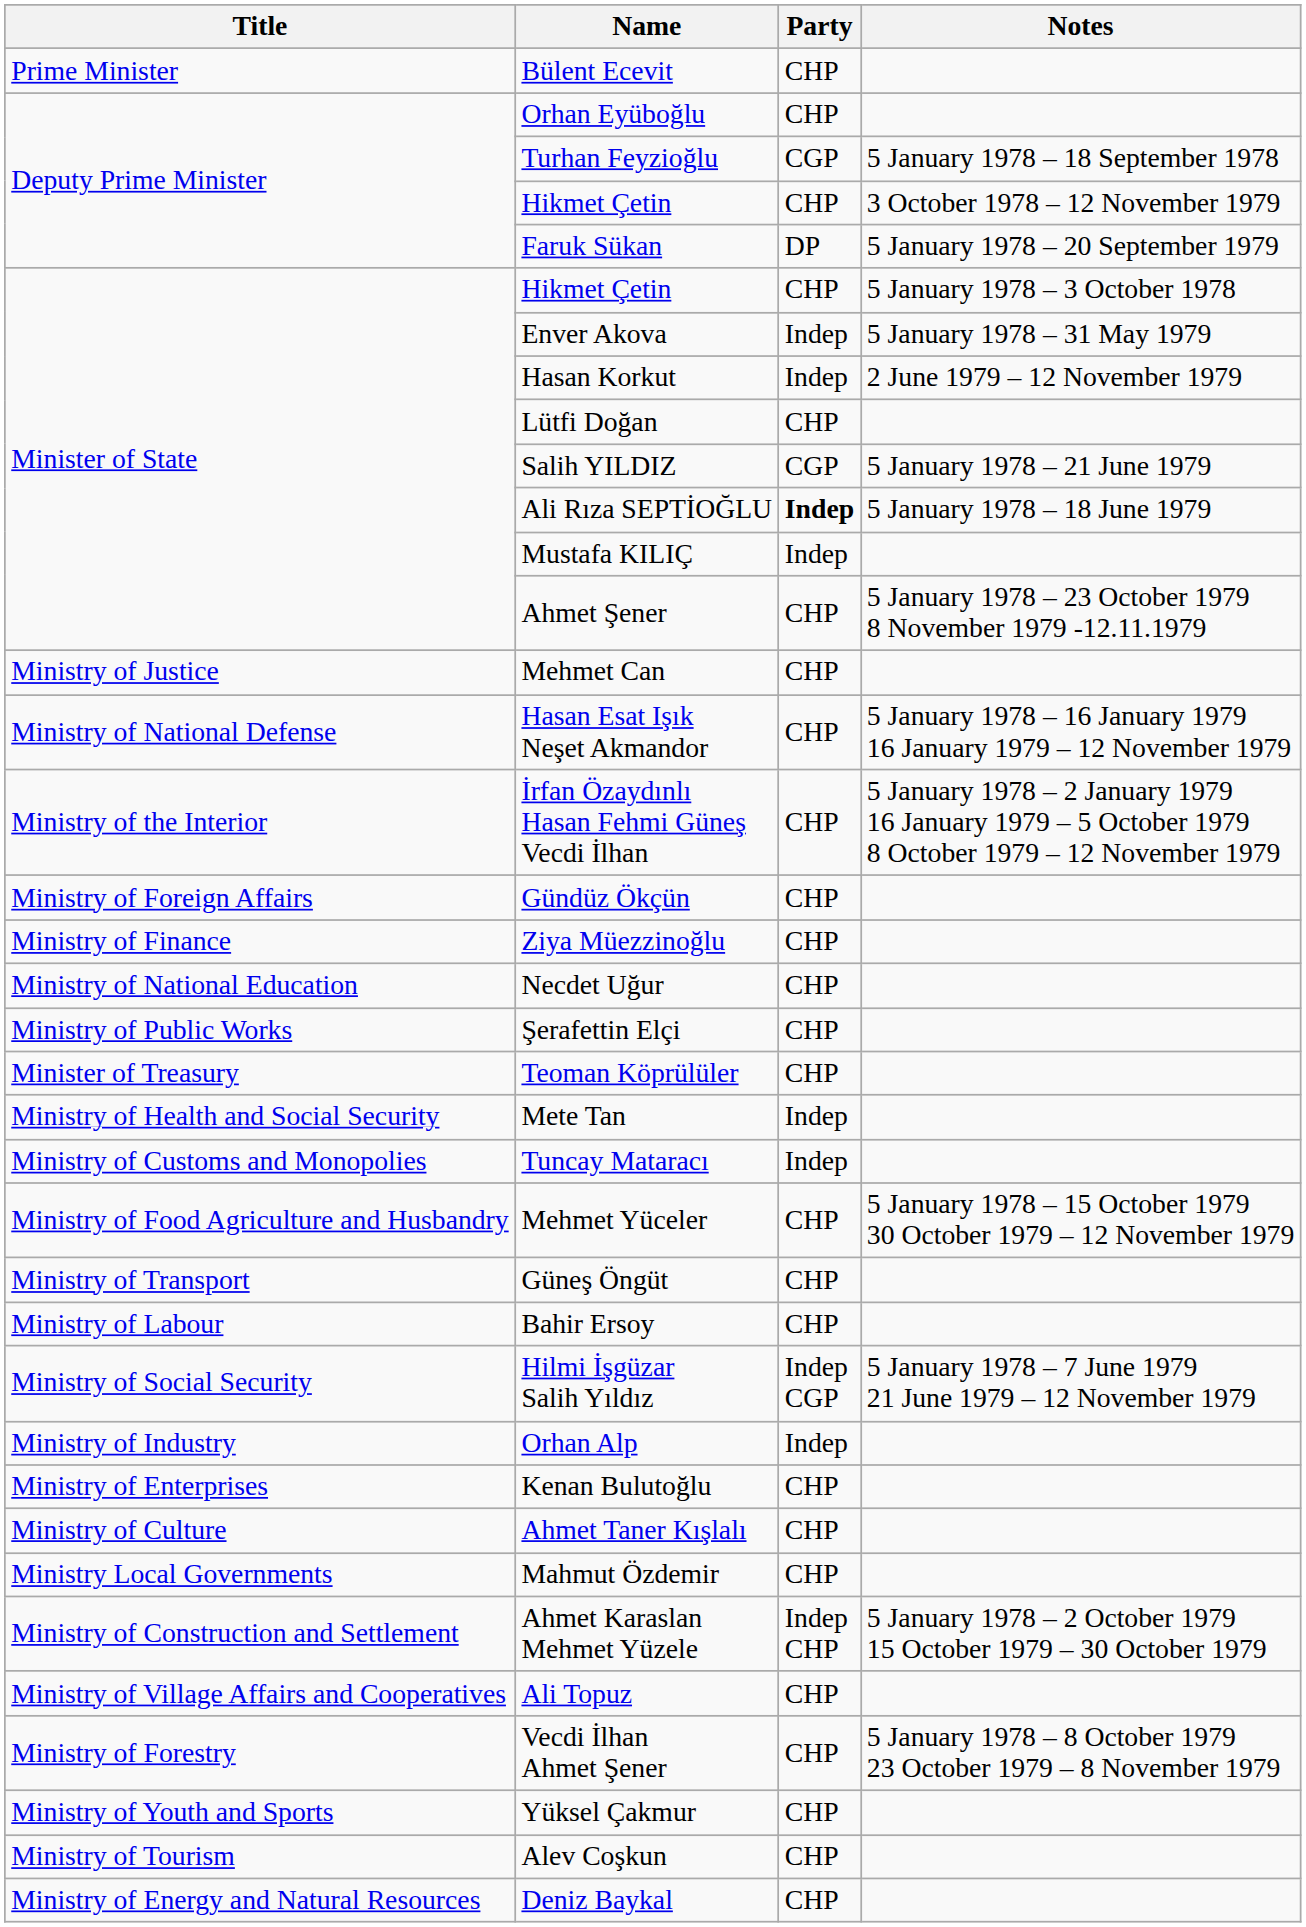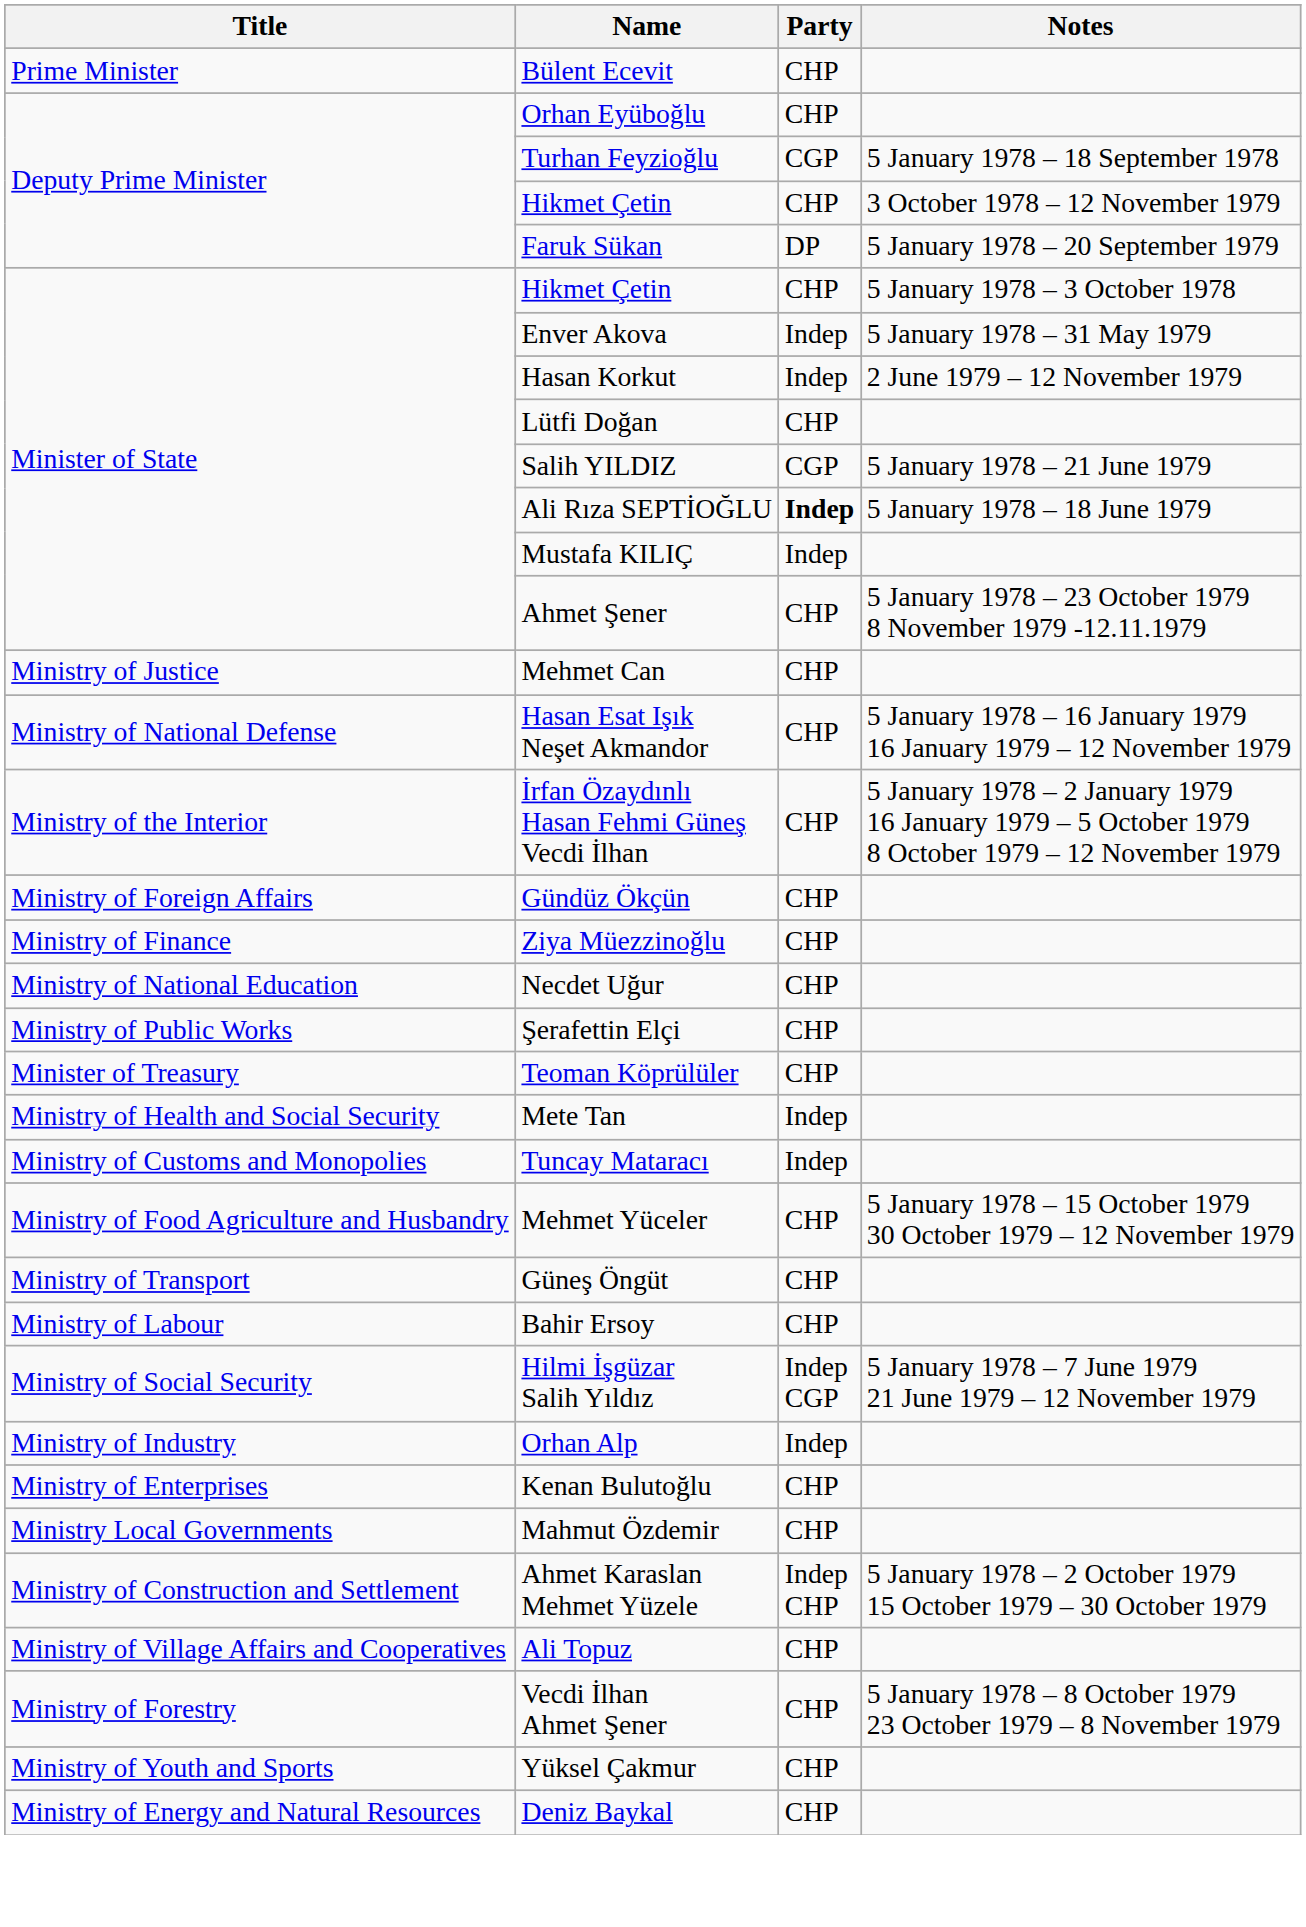- row: (119, 1530)
- row: (123, 1855)
